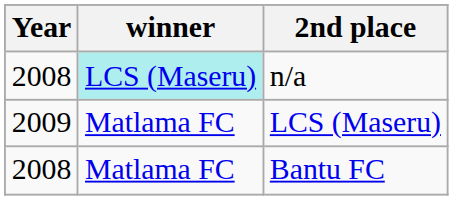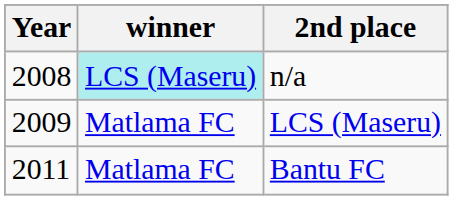(42, 169) 2008 -> (41, 169) 2011
